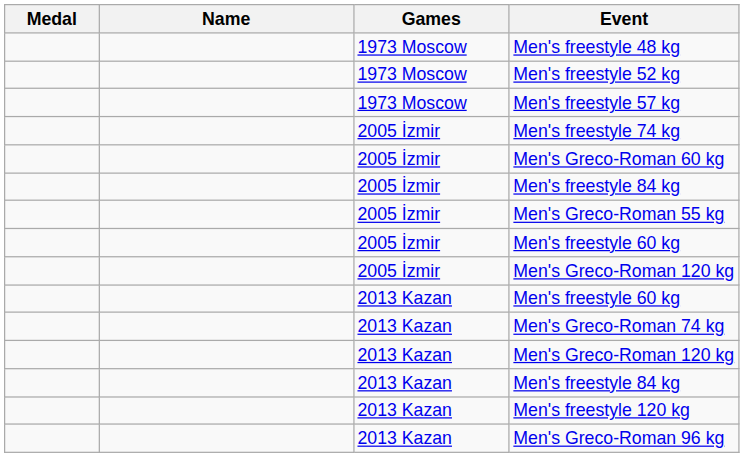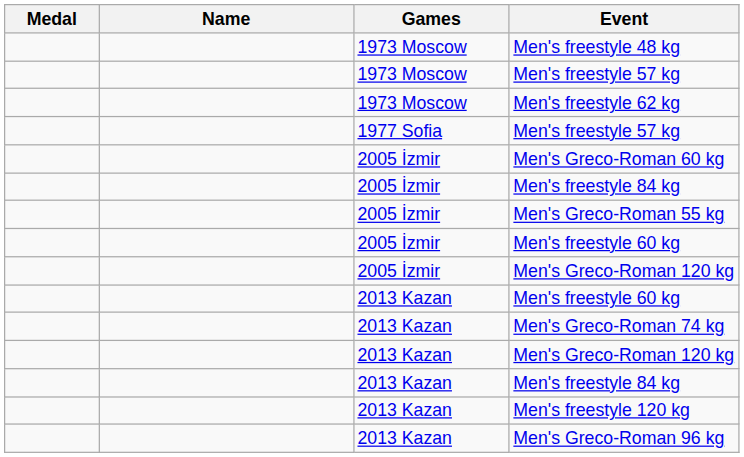- row: (412, 75)
+ row: (412, 103)
+ row: (400, 131)
- row: (399, 131)
